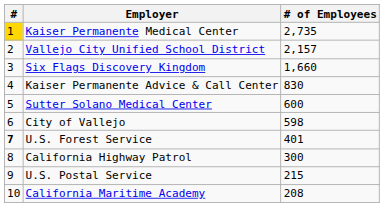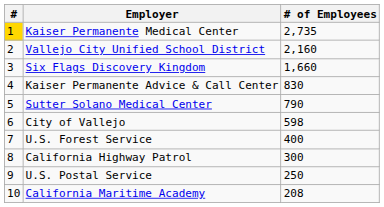(300, 49) 2,157 -> (300, 49) 2,160
(294, 103) 600 -> (294, 103) 790
(10, 139) bold -> (10, 139) normal
(294, 139) 401 -> (294, 139) 400
(294, 176) 215 -> (294, 176) 250
